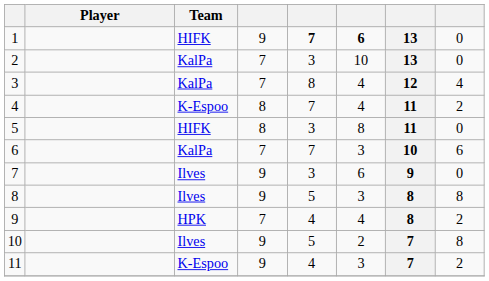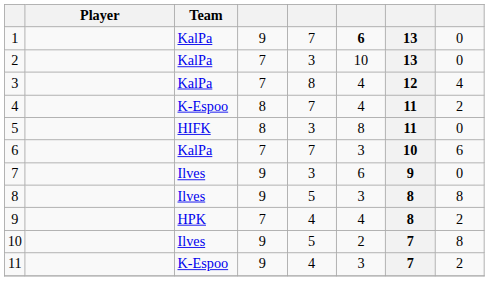(194, 38) HIFK -> (195, 38) KalPa
(312, 38) bold -> (312, 38) normal
